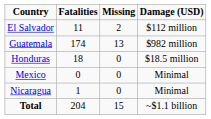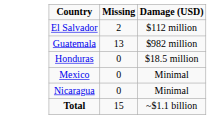- column: (78, 12)
